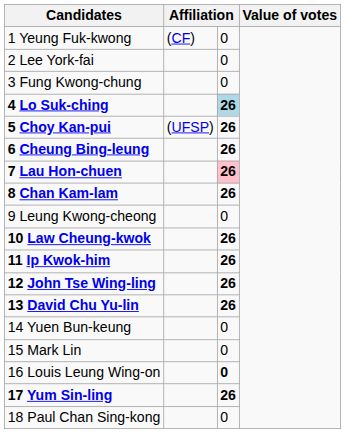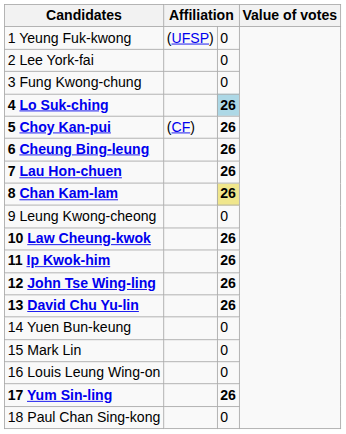(181, 37) (CF) -> (190, 37) (UFSP)
(190, 127) (UFSP) -> (181, 127) (CF)
(228, 171) pink background -> (228, 171) no background
(228, 194) no background -> (228, 194) khaki background
(224, 372) bold -> (224, 372) normal
